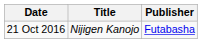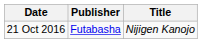columns swapped: (105, 13) <-> (170, 13)
